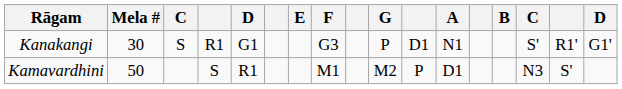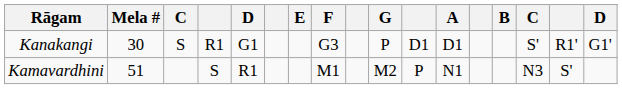(453, 44) N1 -> (453, 44) D1
(136, 70) 50 -> (136, 70) 51
(453, 70) D1 -> (453, 70) N1
